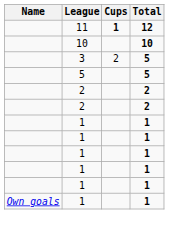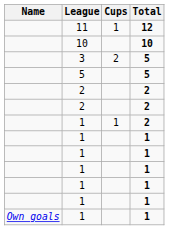(116, 28) bold -> (116, 28) normal
+ row: (82, 123)
